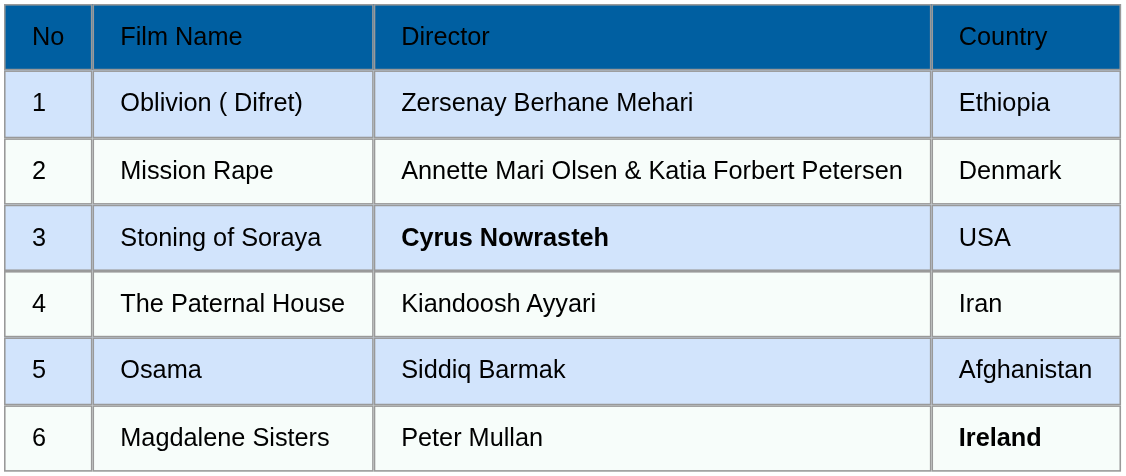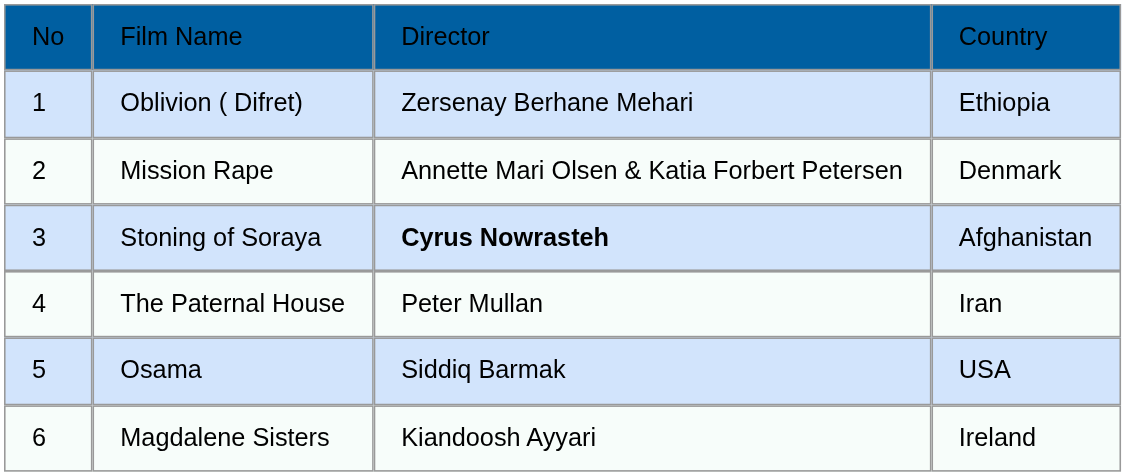(985, 237) USA -> (1026, 237) Afghanistan
(499, 304) Kiandoosh Ayyari -> (472, 304) Peter Mullan
(1026, 370) Afghanistan -> (985, 370) USA
(472, 437) Peter Mullan -> (499, 437) Kiandoosh Ayyari
(1000, 437) bold -> (997, 437) normal
